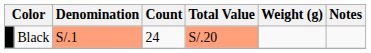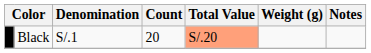(67, 37) lightsalmon background -> (67, 37) no background
(152, 37) 24 -> (152, 37) 20
